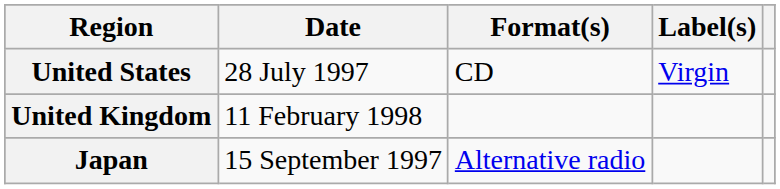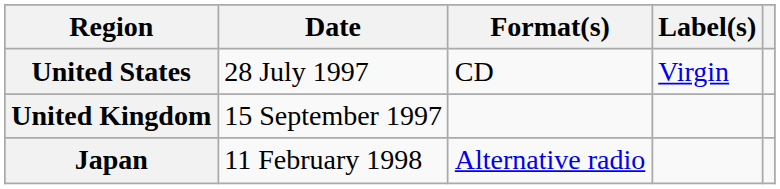(323, 115) 11 February 1998 -> (333, 115) 15 September 1997
(333, 159) 15 September 1997 -> (323, 159) 11 February 1998
